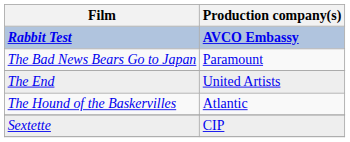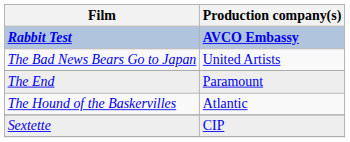(233, 59) Paramount -> (242, 59) United Artists
(242, 81) United Artists -> (233, 81) Paramount
